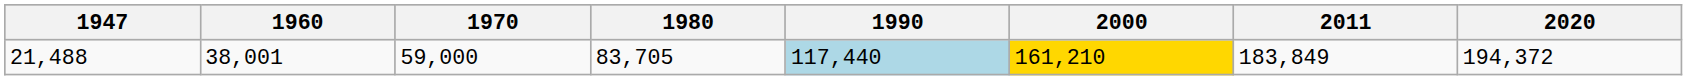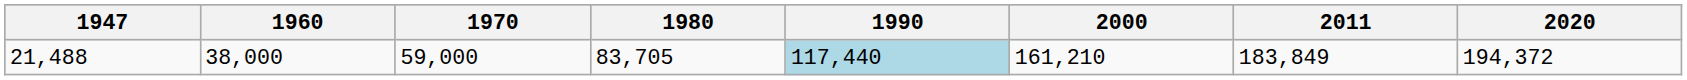(244, 58) 38,001 -> (244, 58) 38,000
(1060, 58) gold background -> (1060, 58) no background
